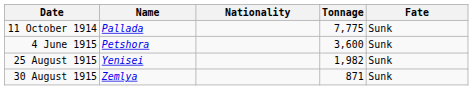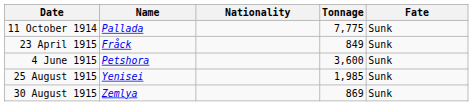+ row: (58, 45)
(349, 61) 1,982 -> (349, 77) 1,985
(355, 77) 871 -> (355, 93) 869
